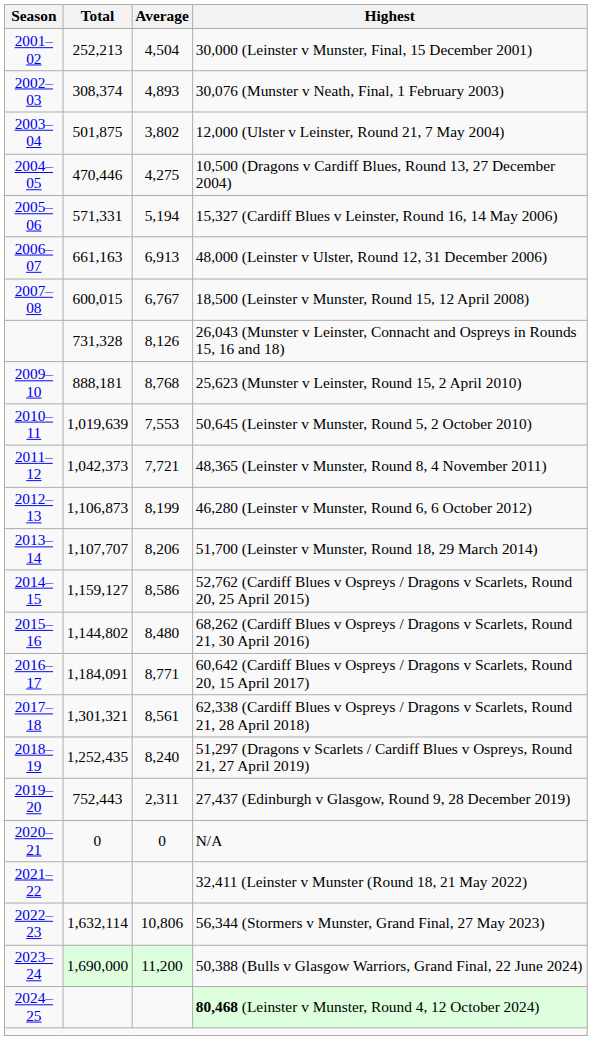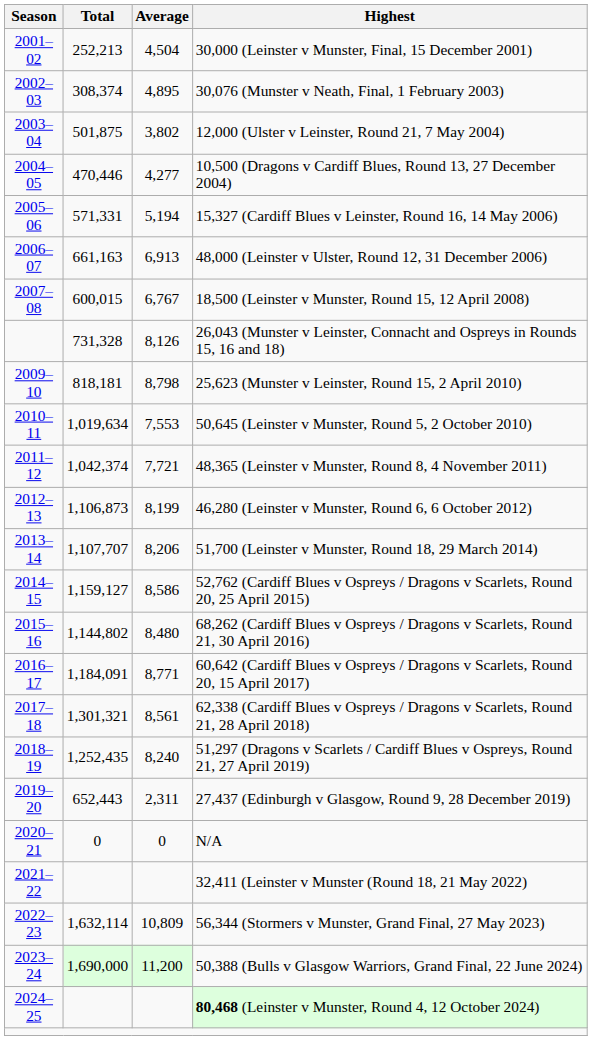(162, 91) 4,893 -> (162, 91) 4,895
(162, 174) 4,275 -> (162, 174) 4,277
(97, 382) 888,181 -> (97, 382) 818,181
(162, 382) 8,768 -> (162, 382) 8,798
(97, 424) 1,019,639 -> (97, 424) 1,019,634
(97, 466) 1,042,373 -> (97, 466) 1,042,374
(97, 799) 752,443 -> (97, 799) 652,443
(162, 924) 10,806 -> (162, 924) 10,809
